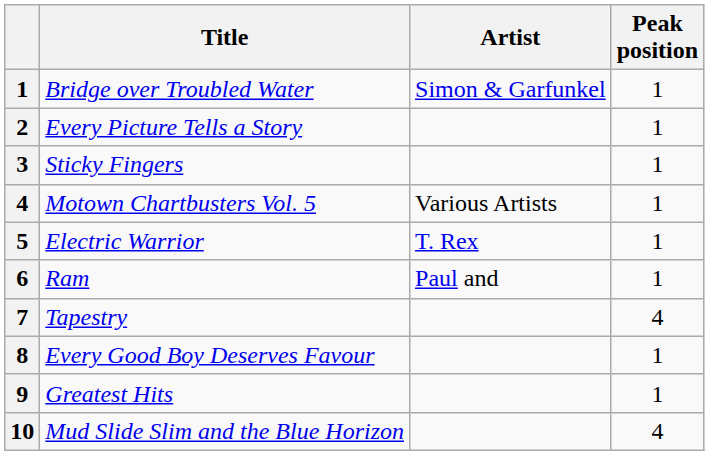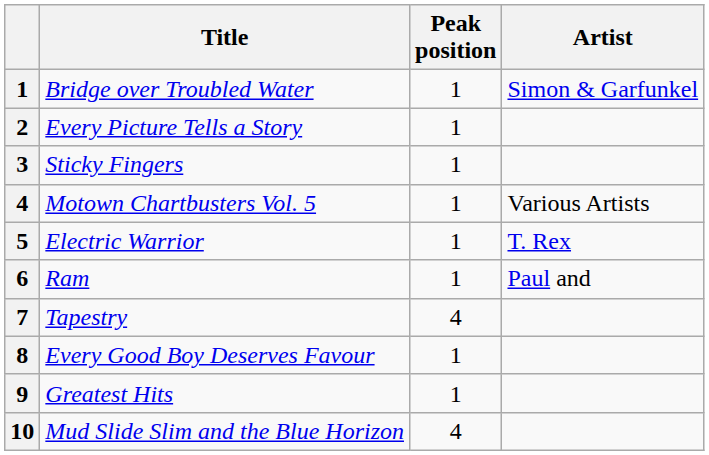columns swapped: (510, 37) <-> (657, 37)
